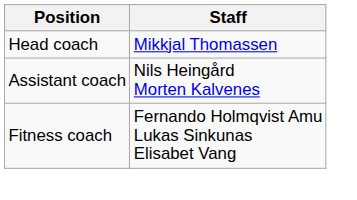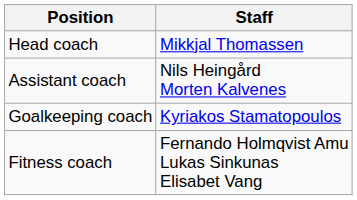+ row: (80, 116)
